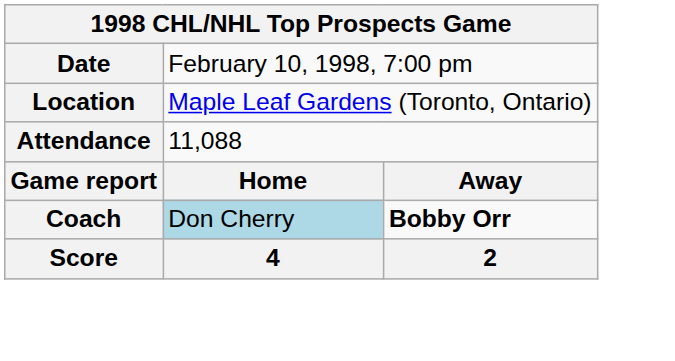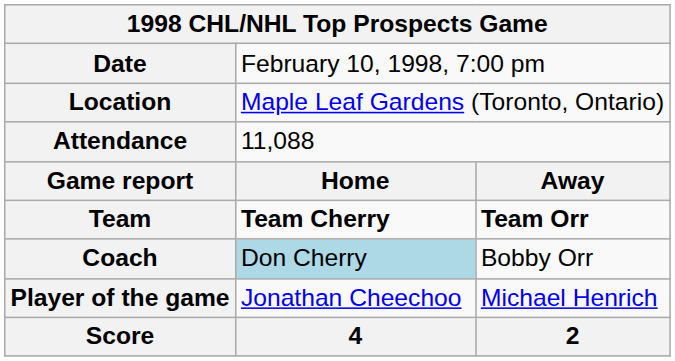+ row: (120, 219)
(450, 219) bold -> (537, 258) normal
+ row: (120, 297)
